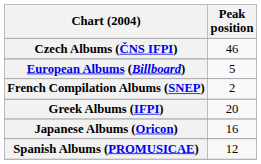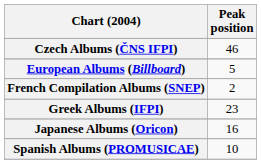(232, 108) 20 -> (232, 108) 23
(232, 149) 12 -> (232, 149) 10
